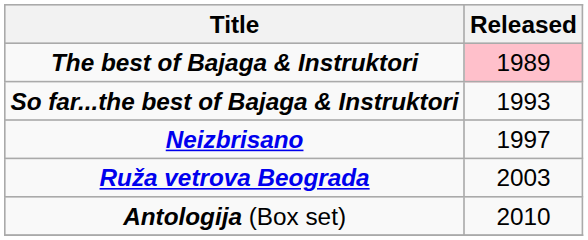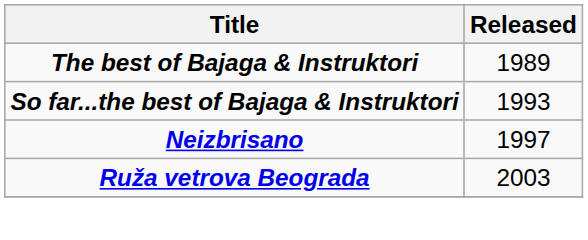(523, 63) pink background -> (523, 63) no background
- row: (235, 217)
